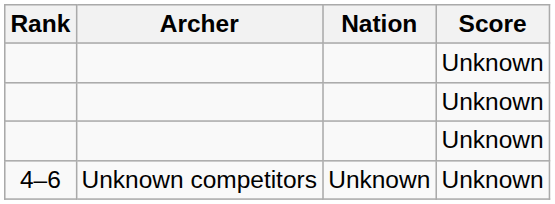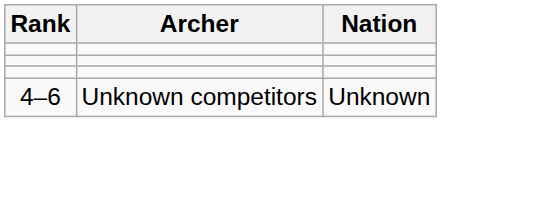- column: (493, 23)
